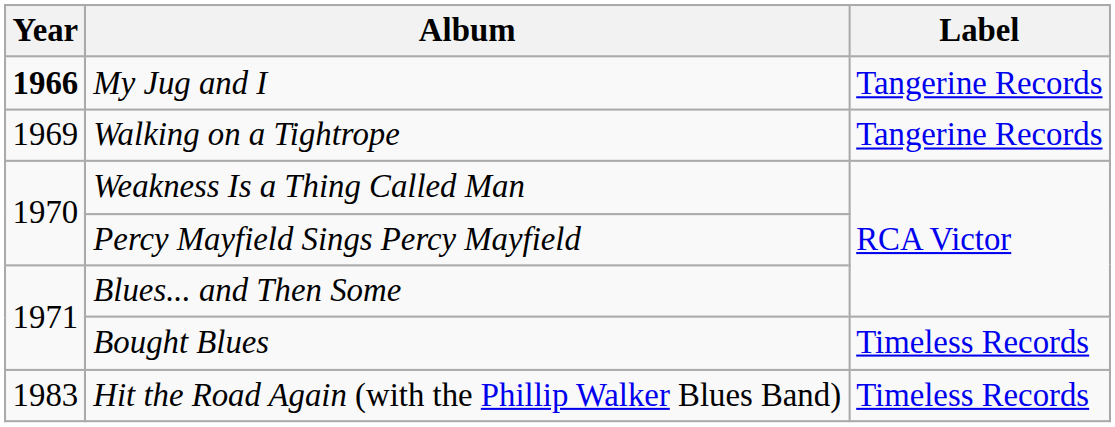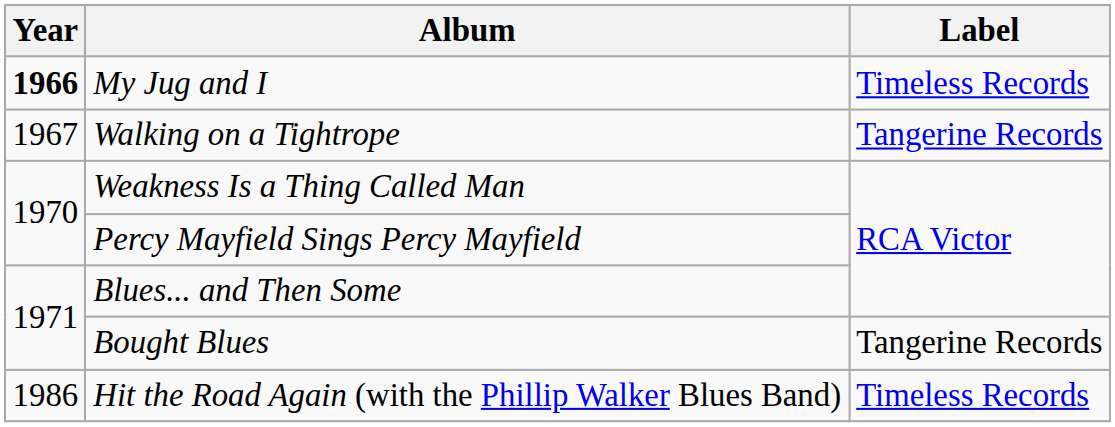(979, 82) Tangerine Records -> (973, 82) Timeless Records
(45, 134) 1969 -> (45, 134) 1967
(973, 342) Timeless Records -> (979, 342) Tangerine Records
(45, 394) 1983 -> (45, 394) 1986
